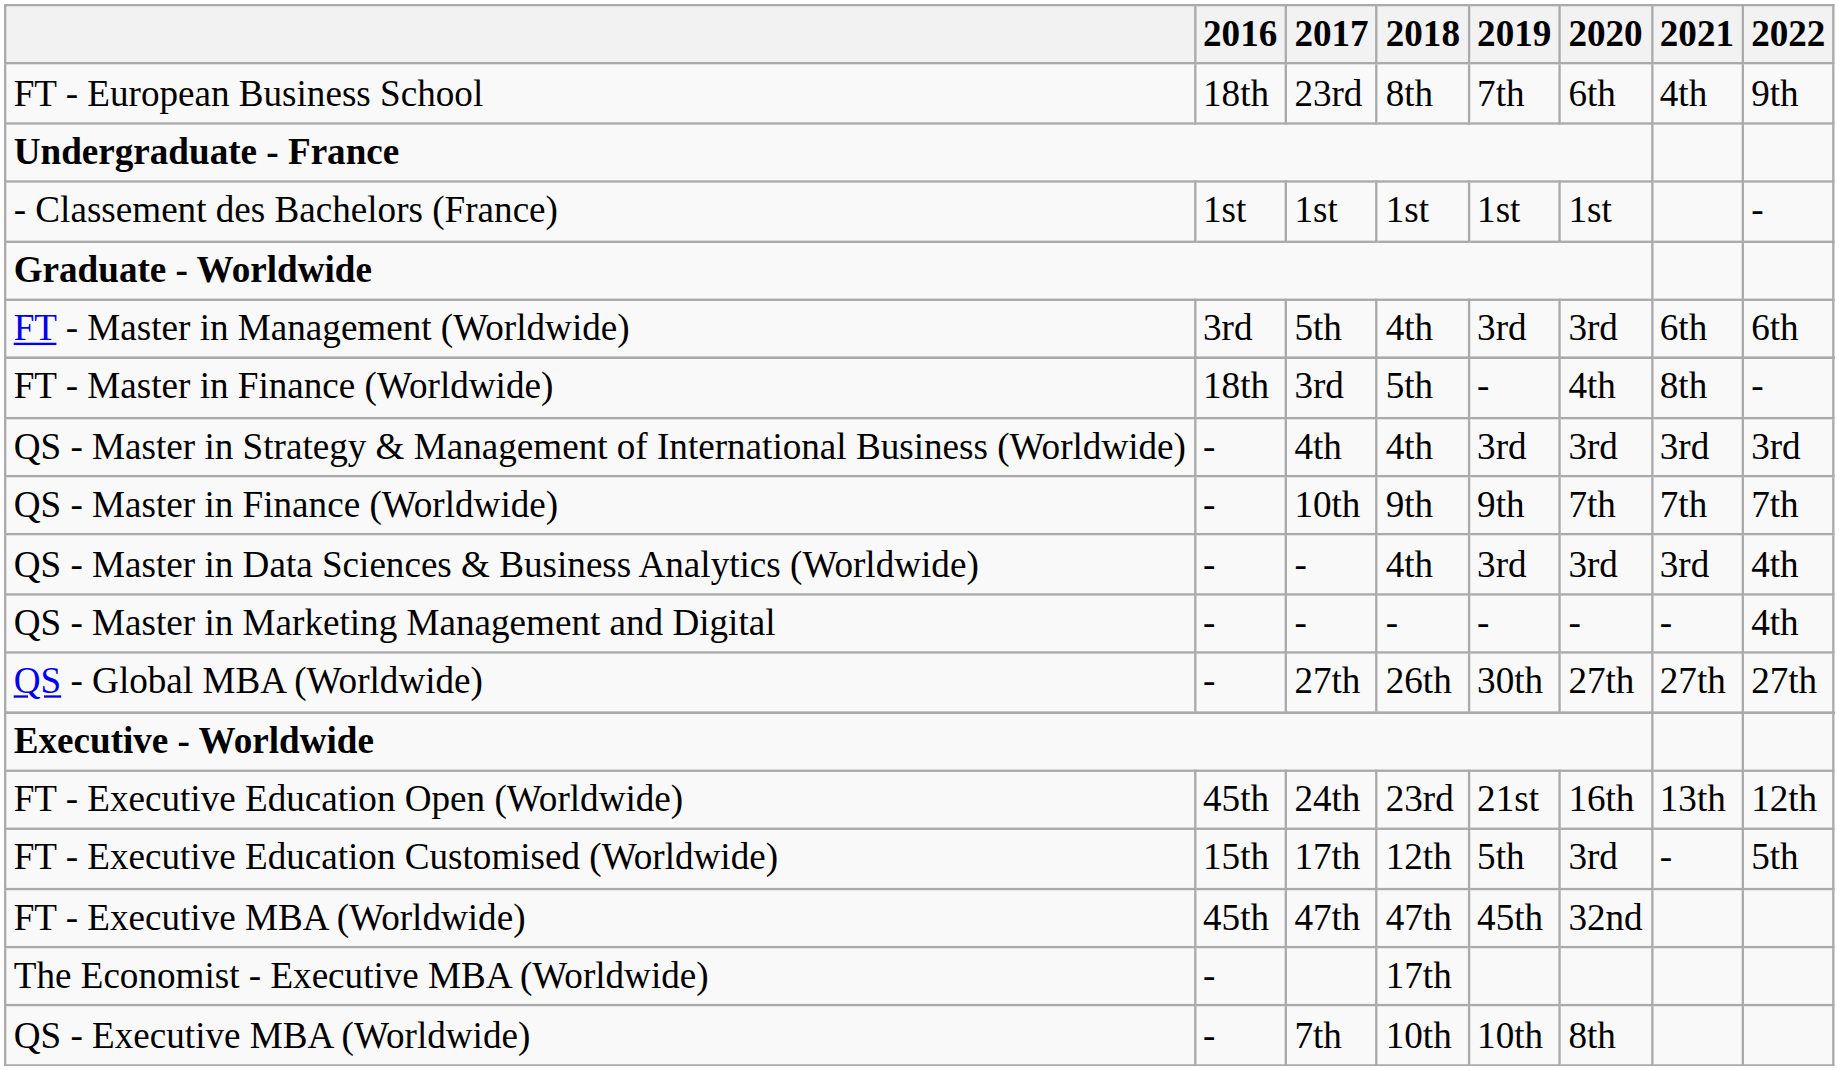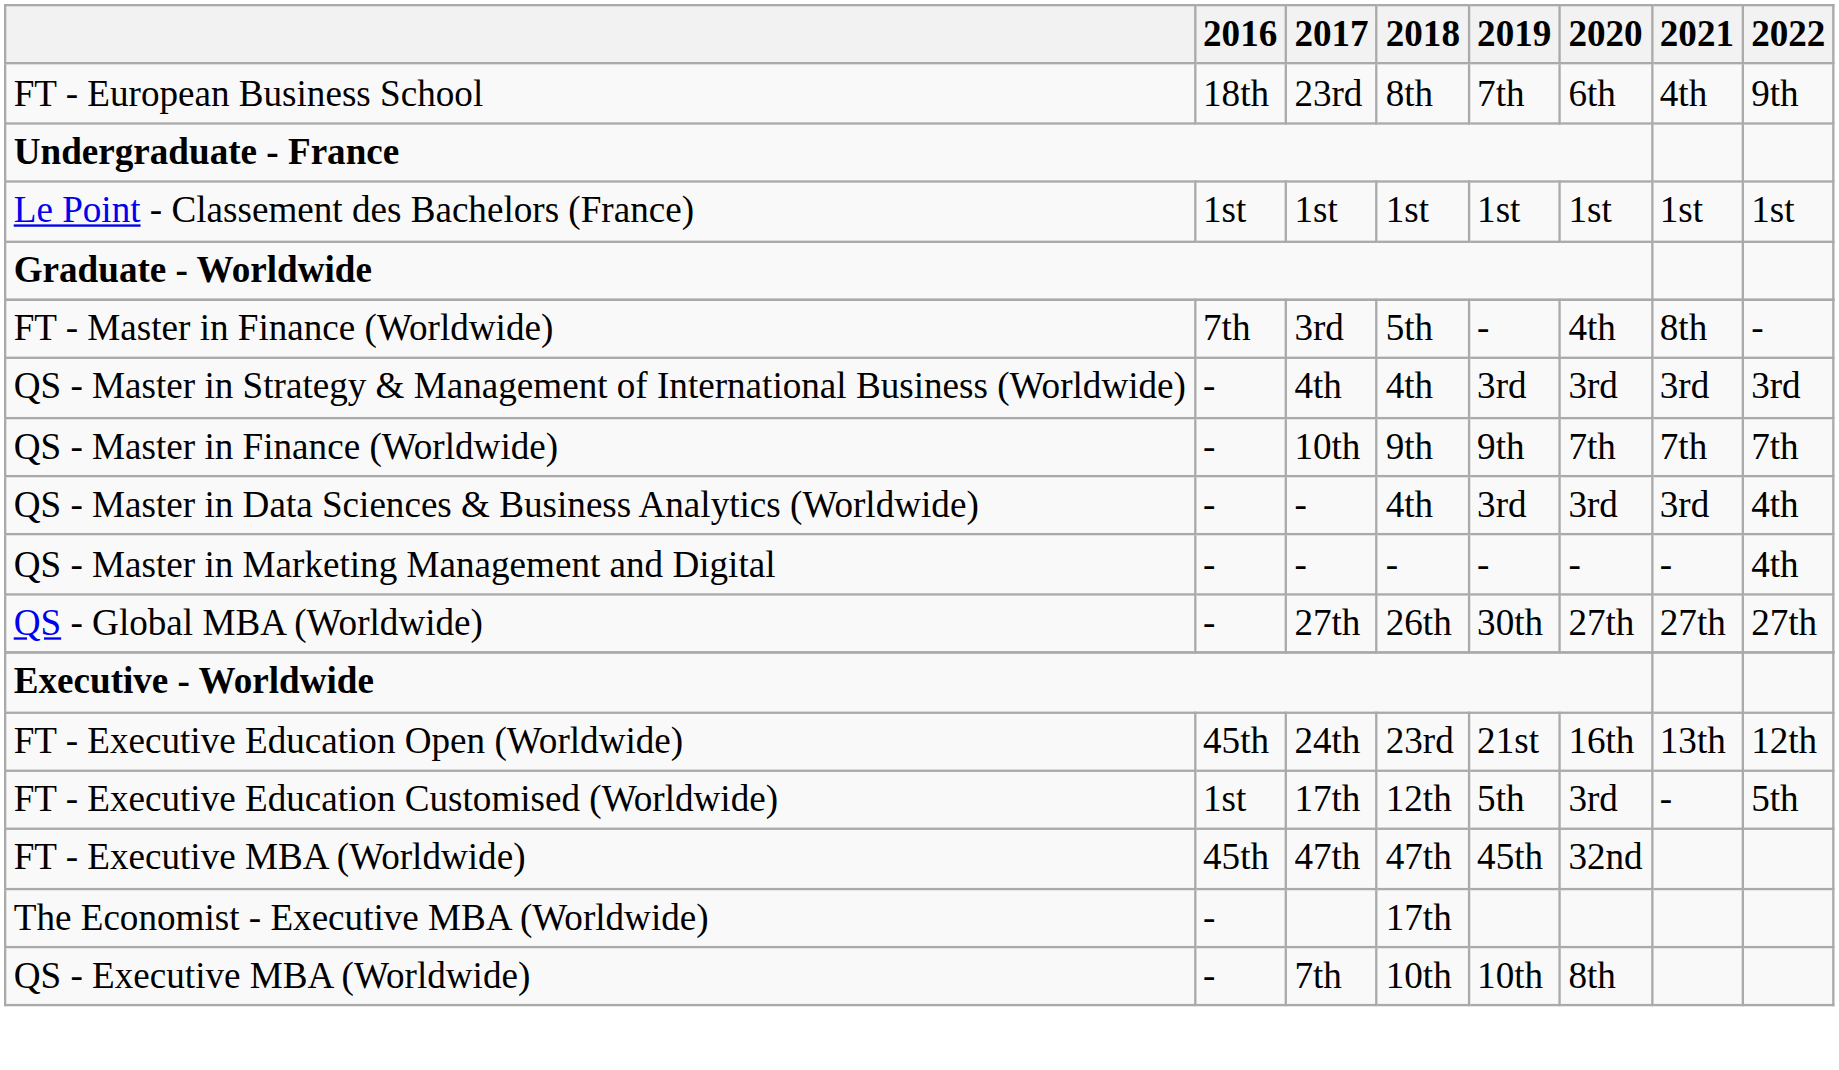+ row: (354, 210)
- row: (286, 210)
- row: (322, 328)
(1236, 387) 18th -> (1227, 328) 7th
(1236, 858) 15th -> (1225, 799) 1st
